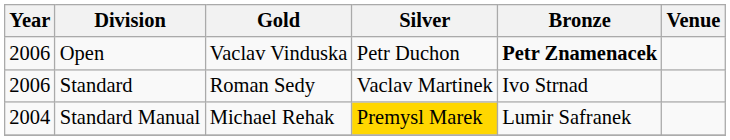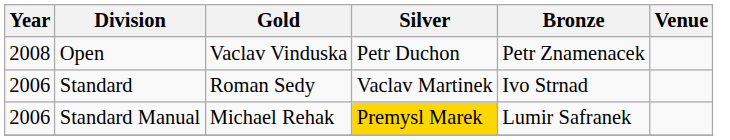(30, 53) 2006 -> (30, 53) 2008
(580, 53) bold -> (574, 53) normal
(30, 118) 2004 -> (30, 118) 2006
